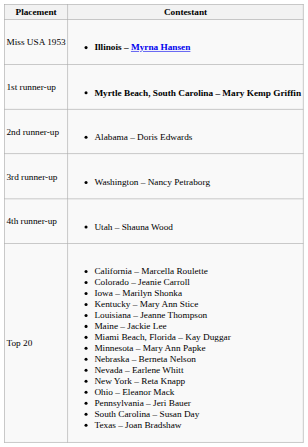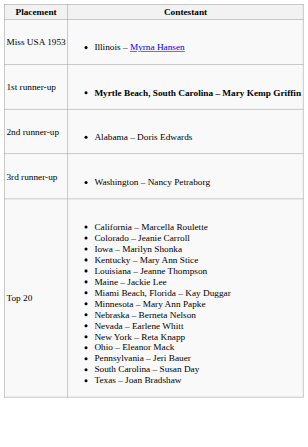(186, 48) bold -> (186, 48) normal
- row: (32, 221)
